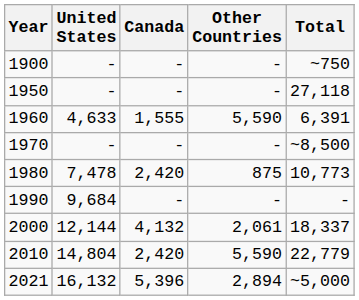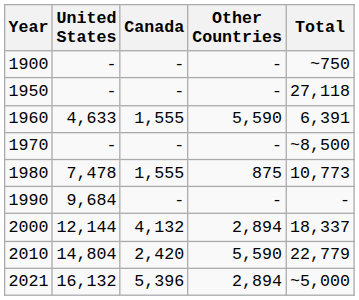(159, 173) 2,420 -> (159, 173) 1,555
(257, 227) 2,061 -> (257, 227) 2,894
